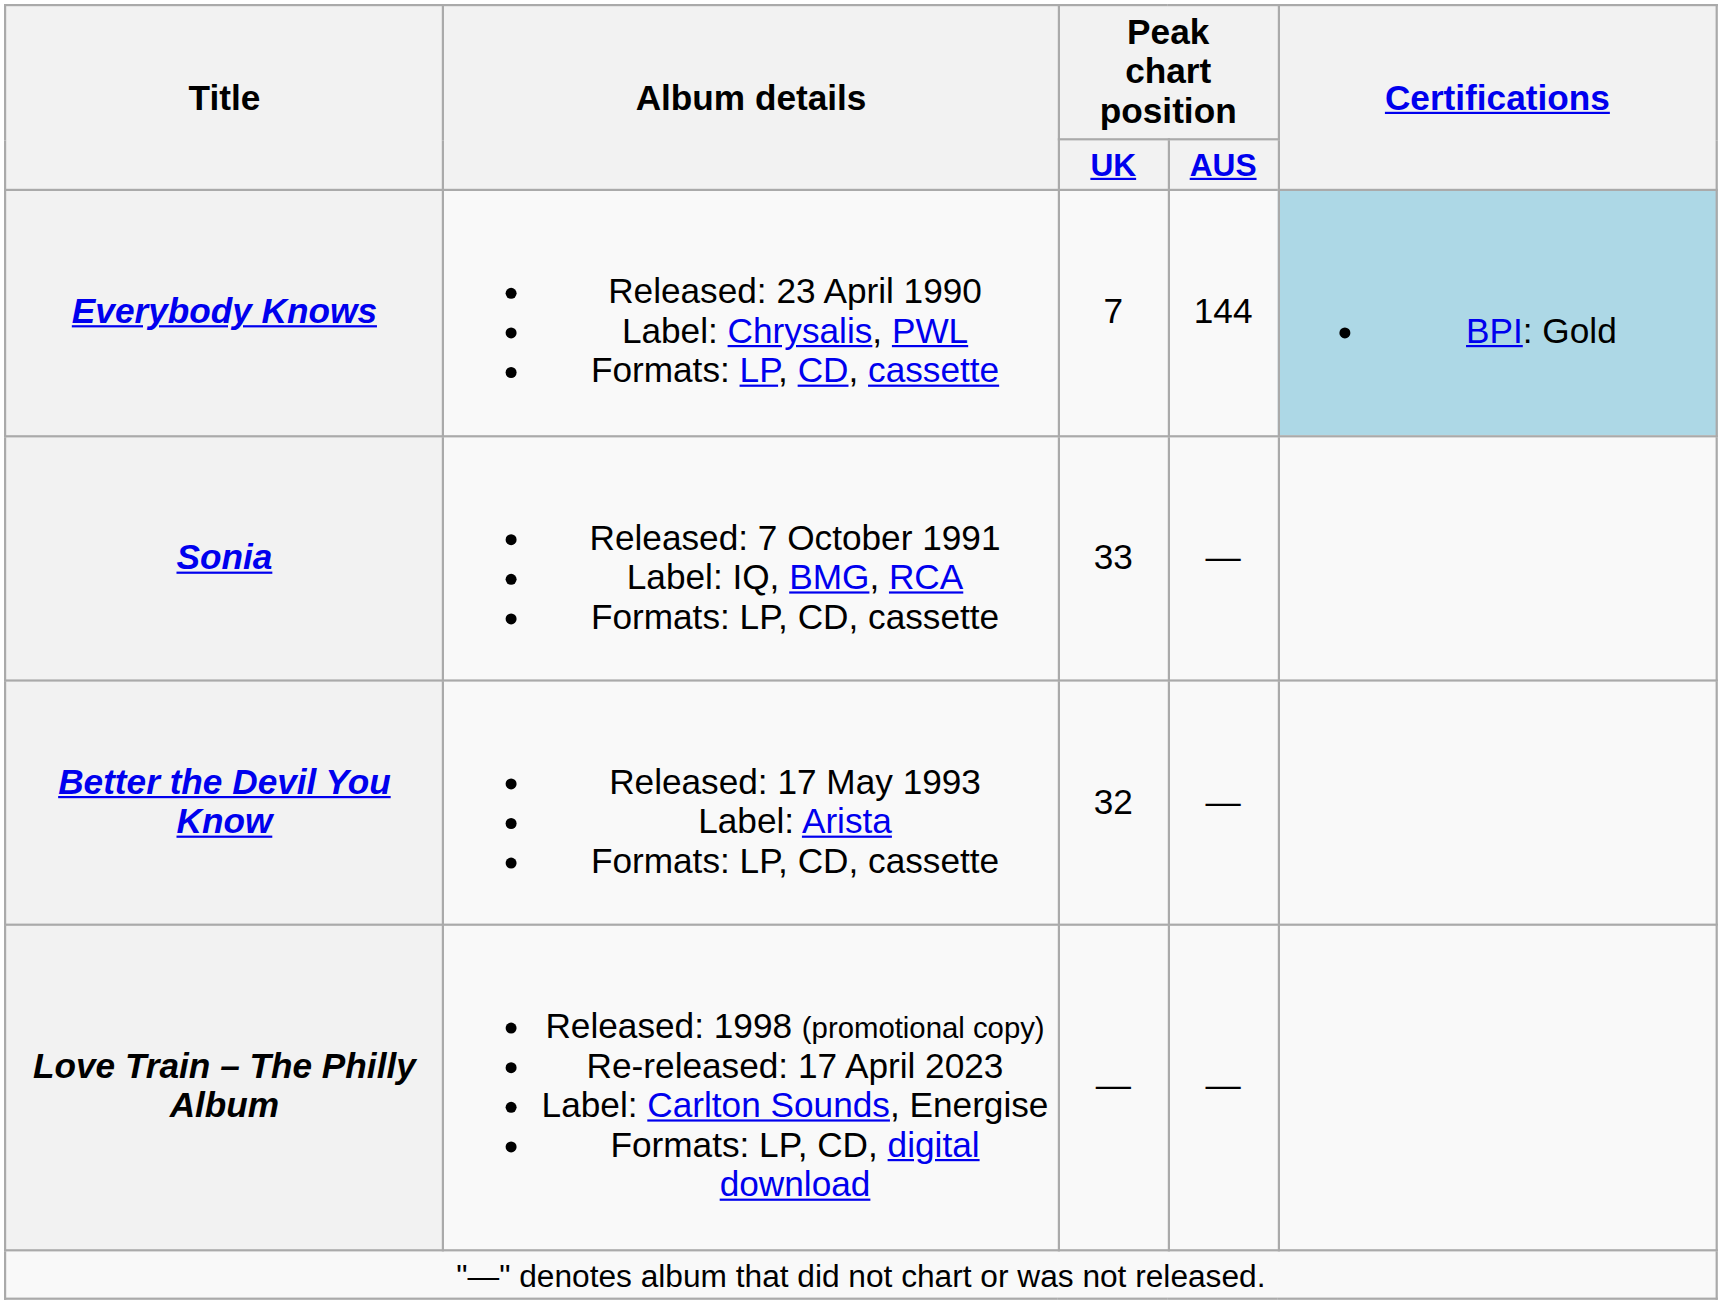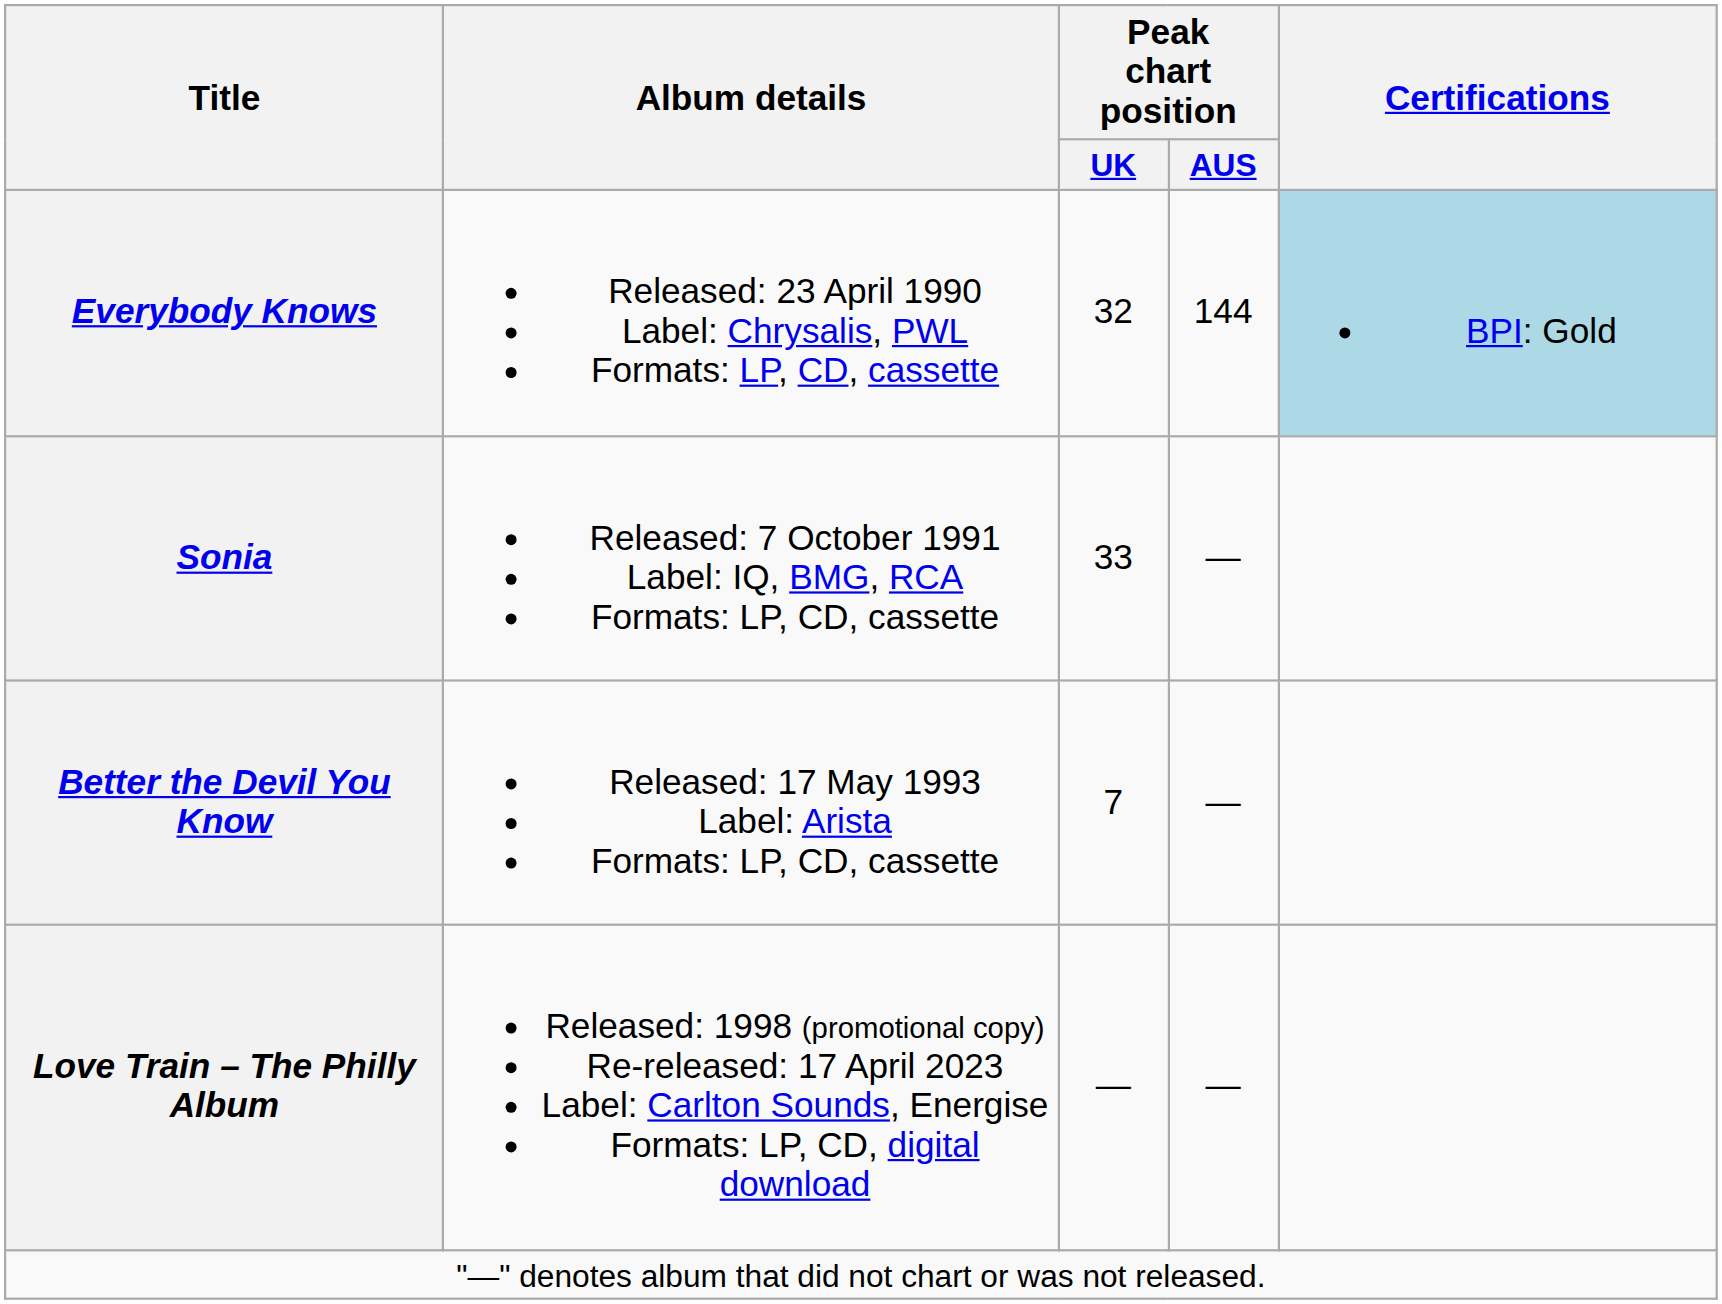(1113, 312) 7 -> (1113, 312) 32
(1113, 802) 32 -> (1113, 802) 7
